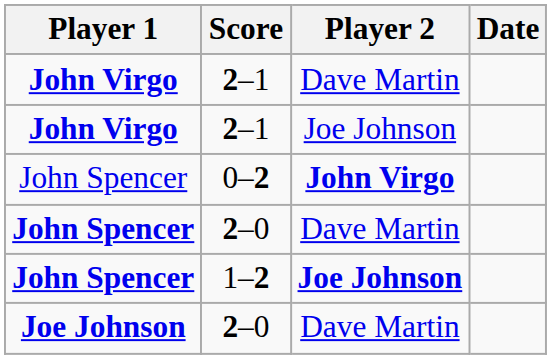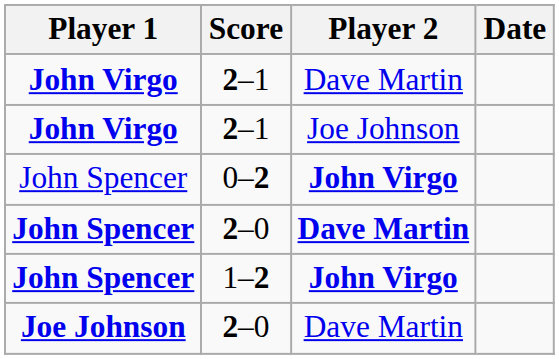(380, 228) normal -> (383, 228) bold
(380, 278) Joe Johnson -> (383, 278) John Virgo
